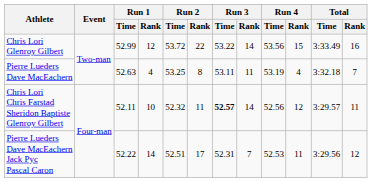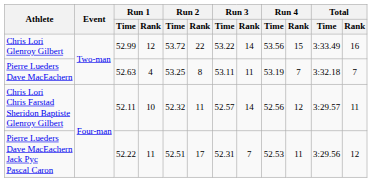(298, 72) 4 -> (298, 72) 7
(225, 108) bold -> (225, 108) normal
(151, 154) 14 -> (151, 154) 11
